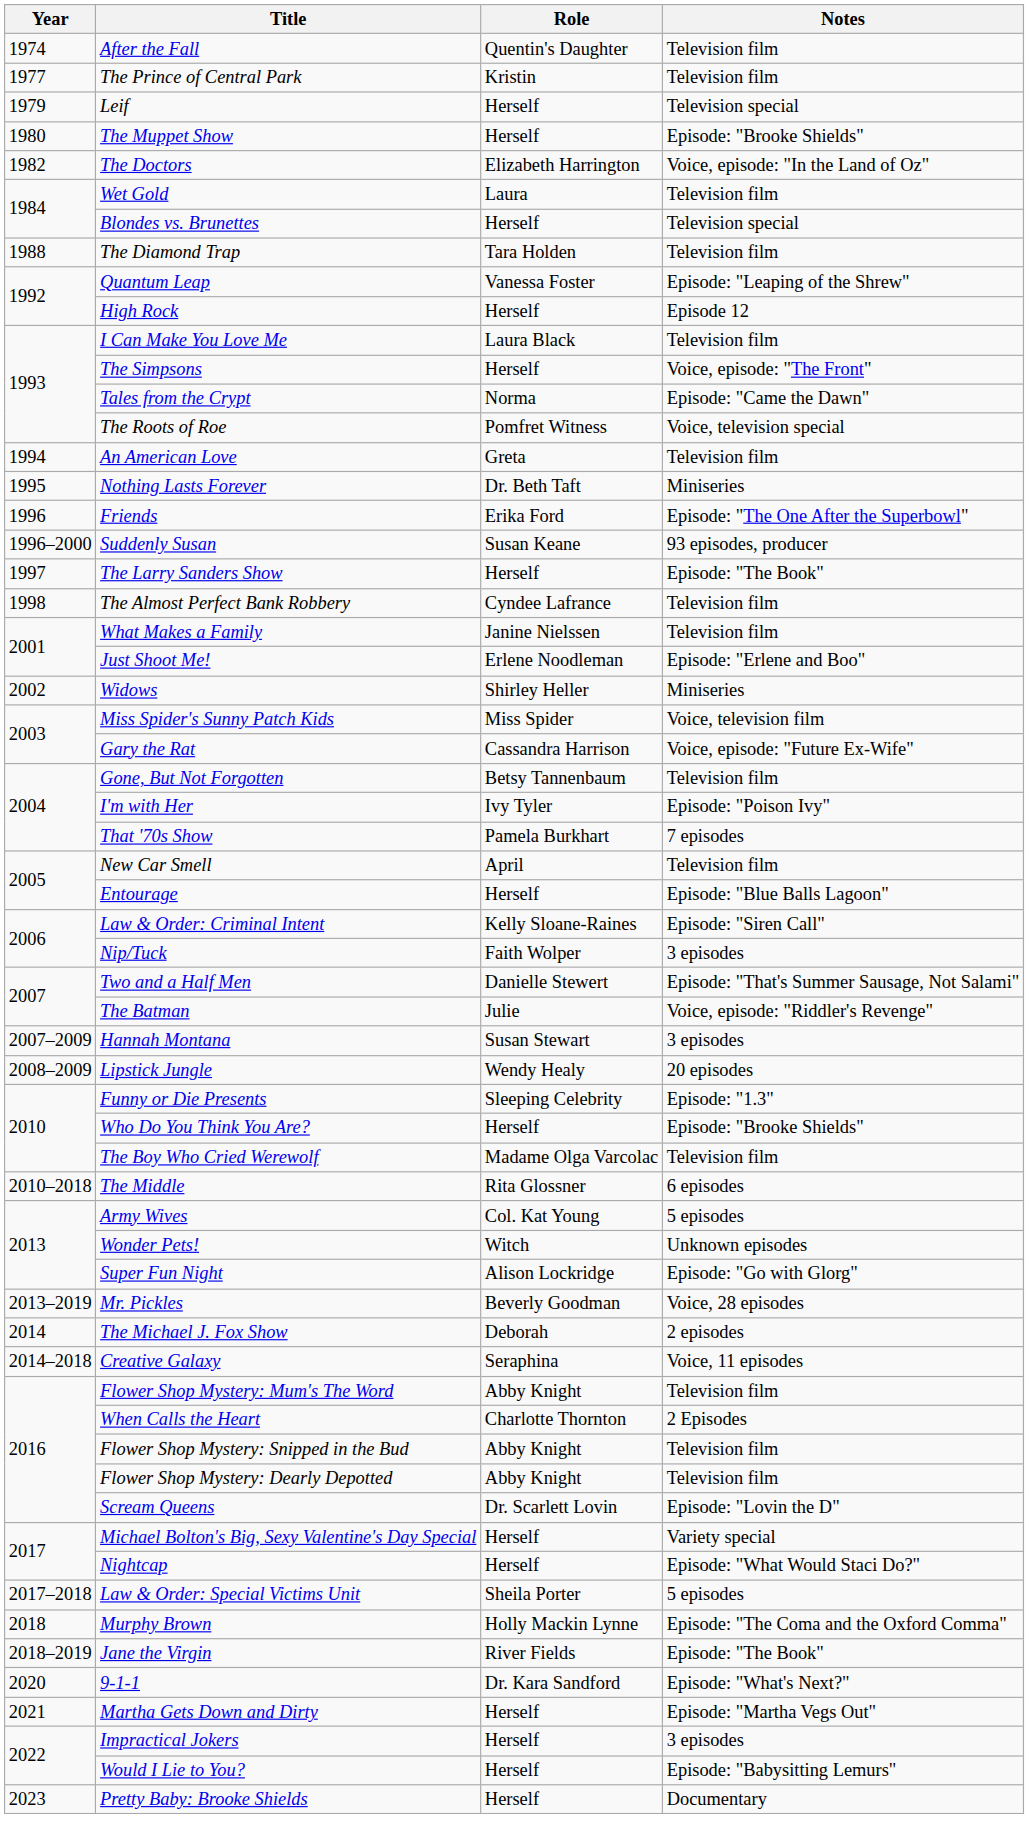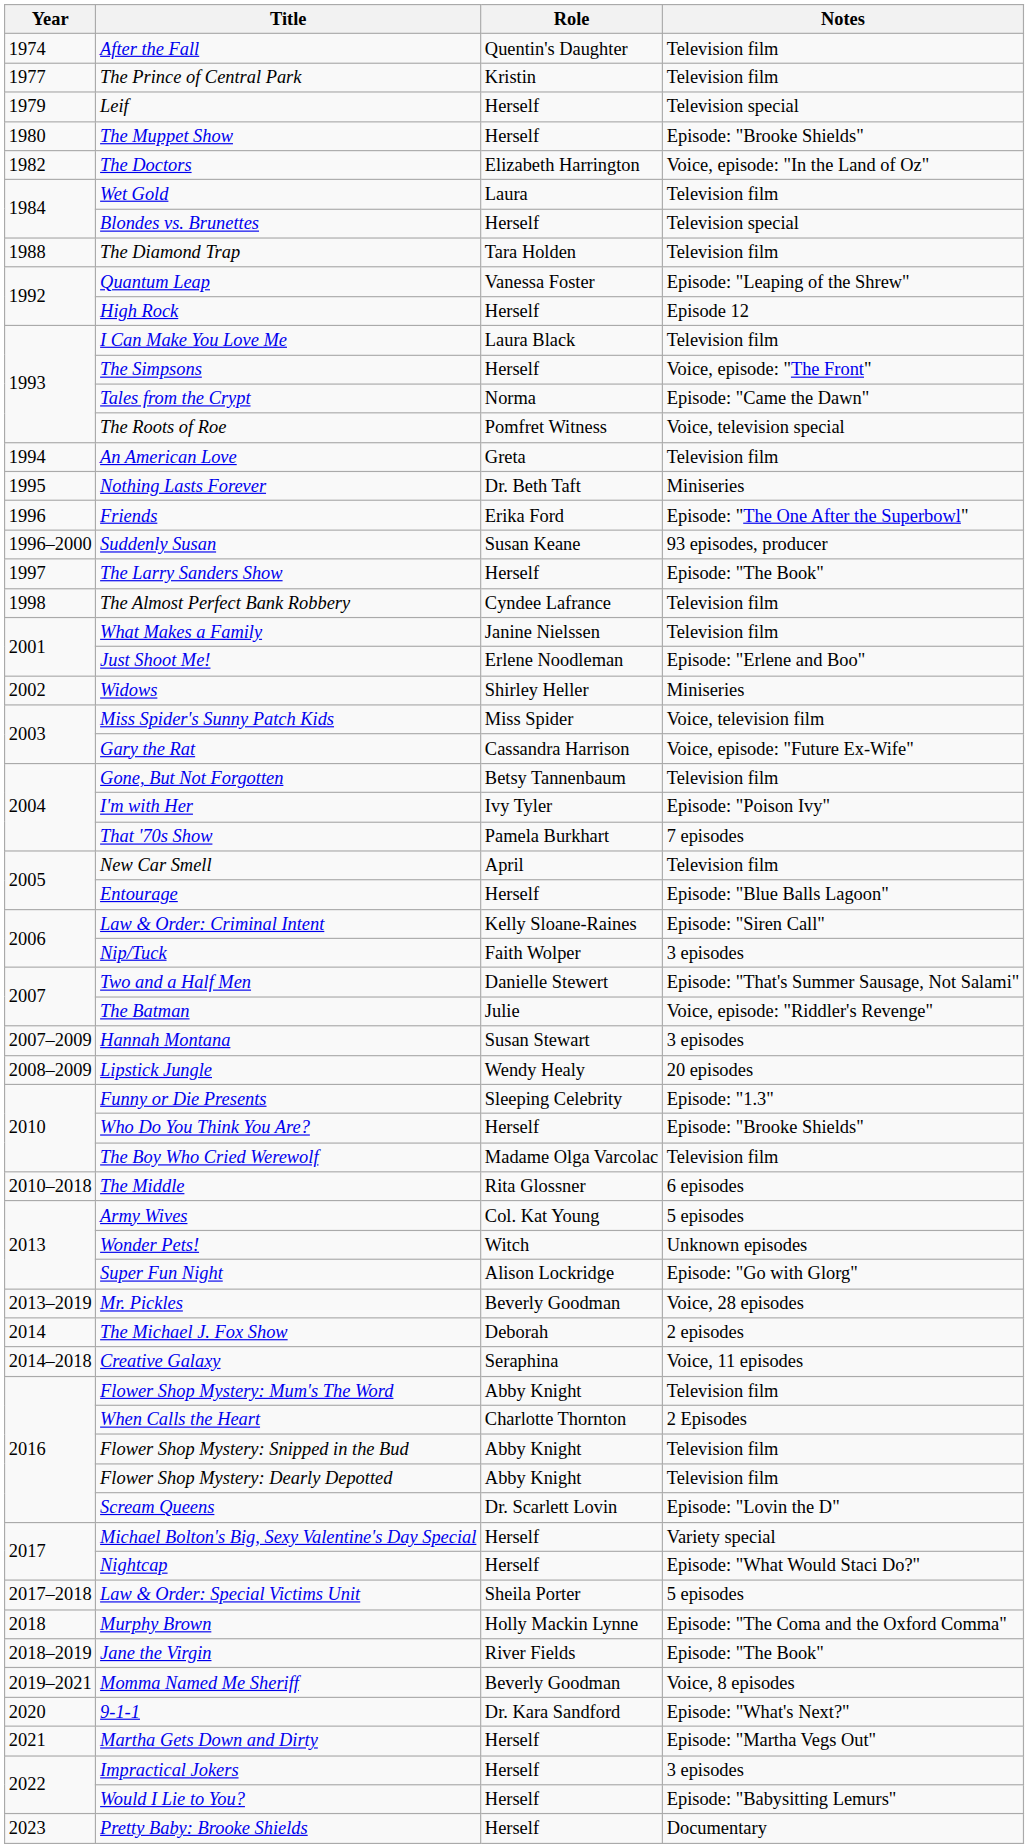+ row: (199, 1682)
